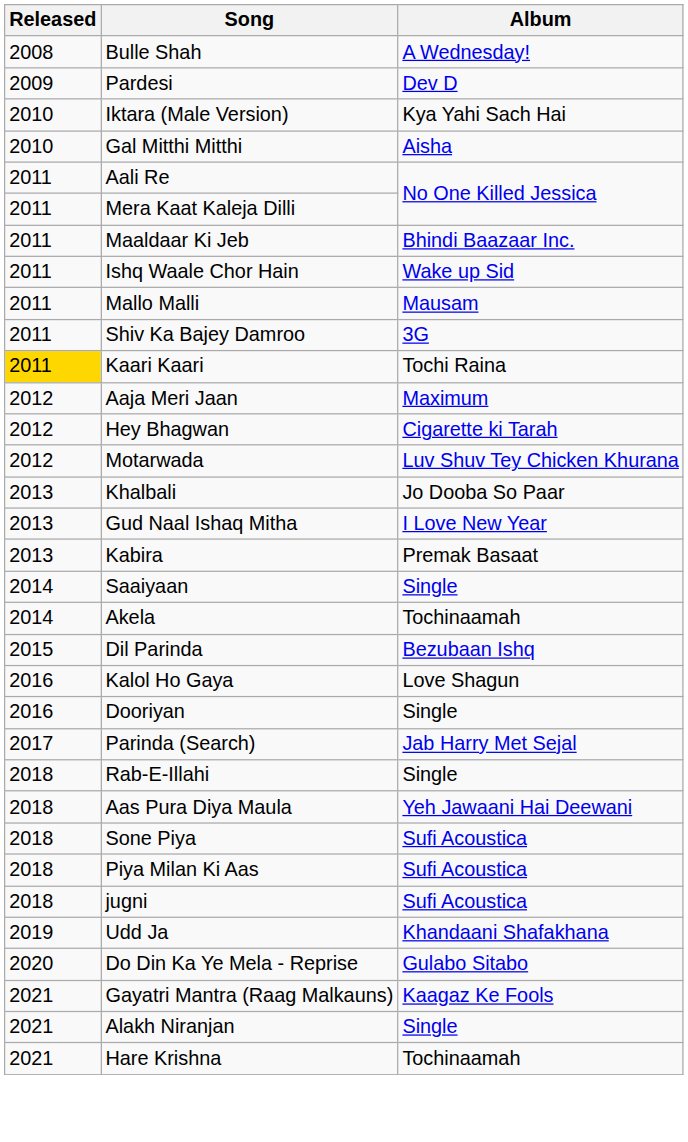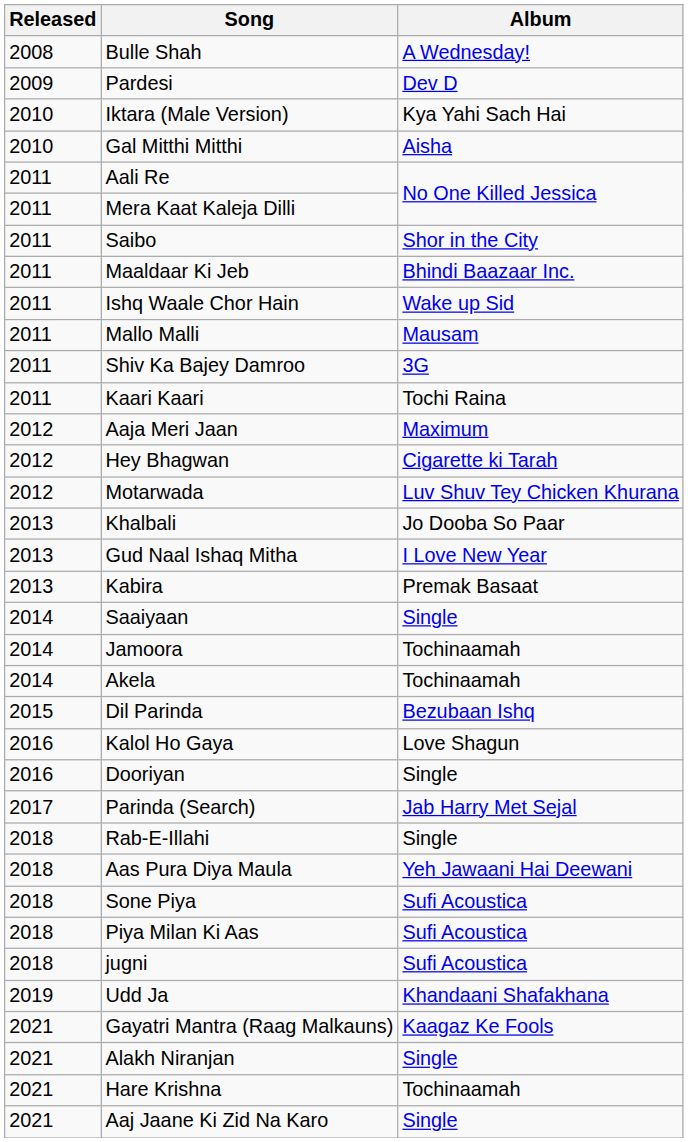+ row: (131, 240)
(31, 366) gold background -> (31, 397) no background
+ row: (144, 649)
- row: (232, 964)
+ row: (217, 1121)
